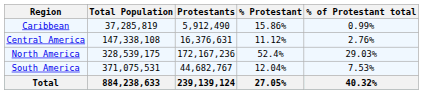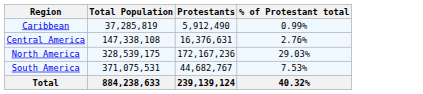- column: (271, 11)
